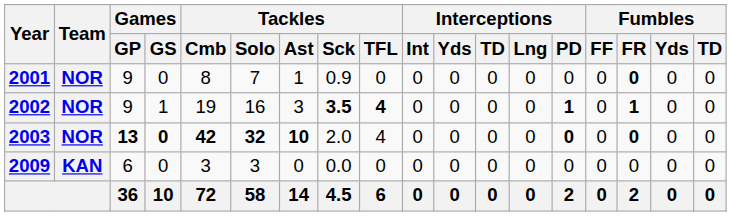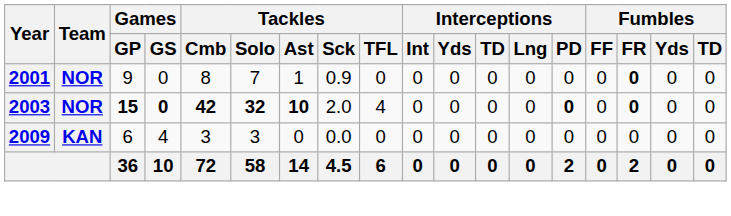- row: (30, 107)
(128, 136) 13 -> (128, 107) 15
(163, 166) 0 -> (163, 136) 4
